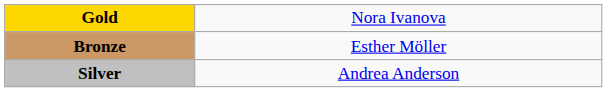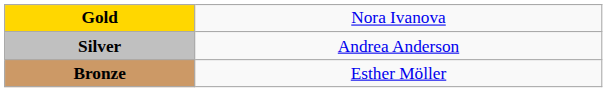rows swapped: (100, 73) <-> (100, 45)
